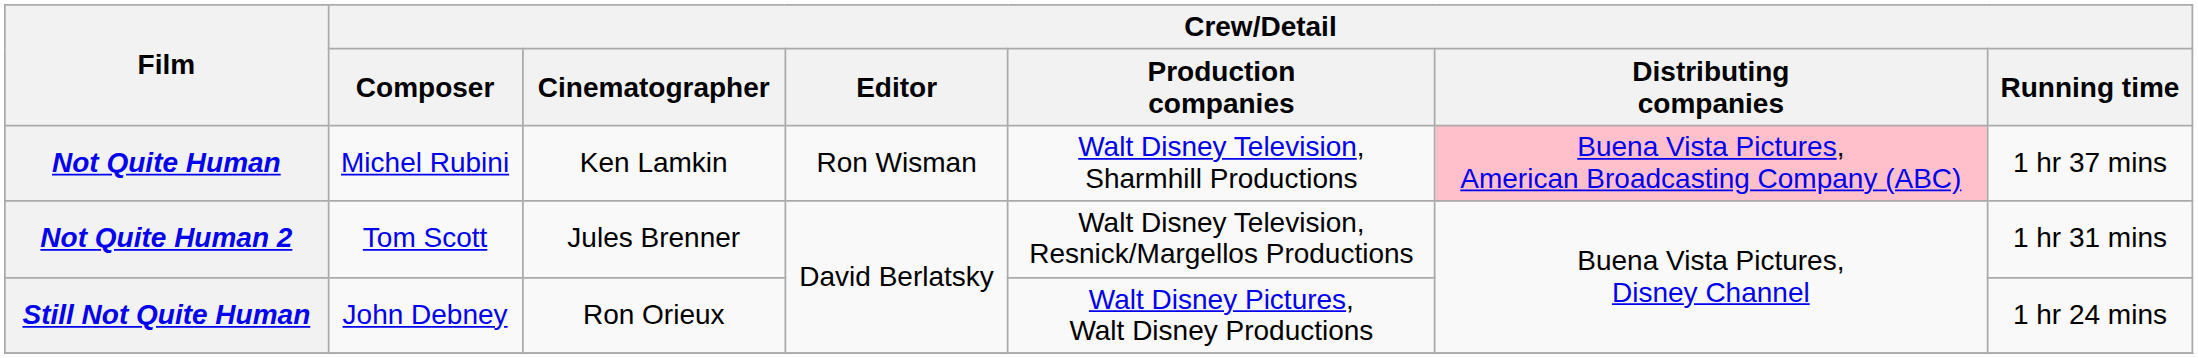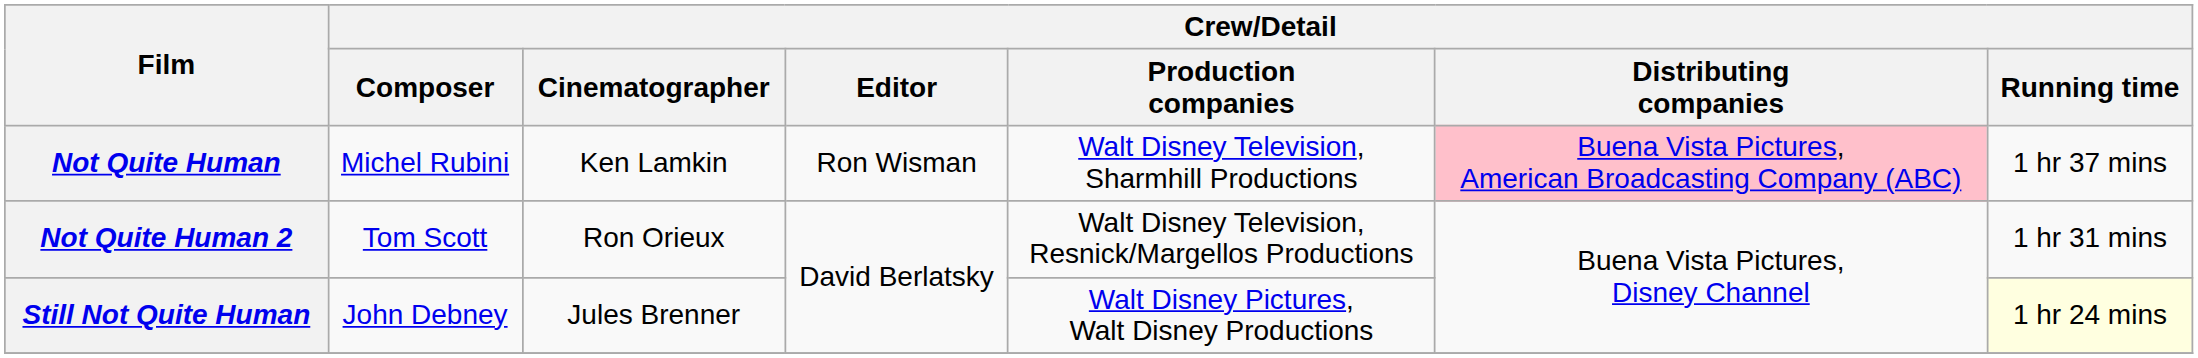(654, 238) Jules Brenner -> (654, 238) Ron Orieux
(654, 314) Ron Orieux -> (654, 314) Jules Brenner
(2090, 314) no background -> (2090, 314) lightyellow background
